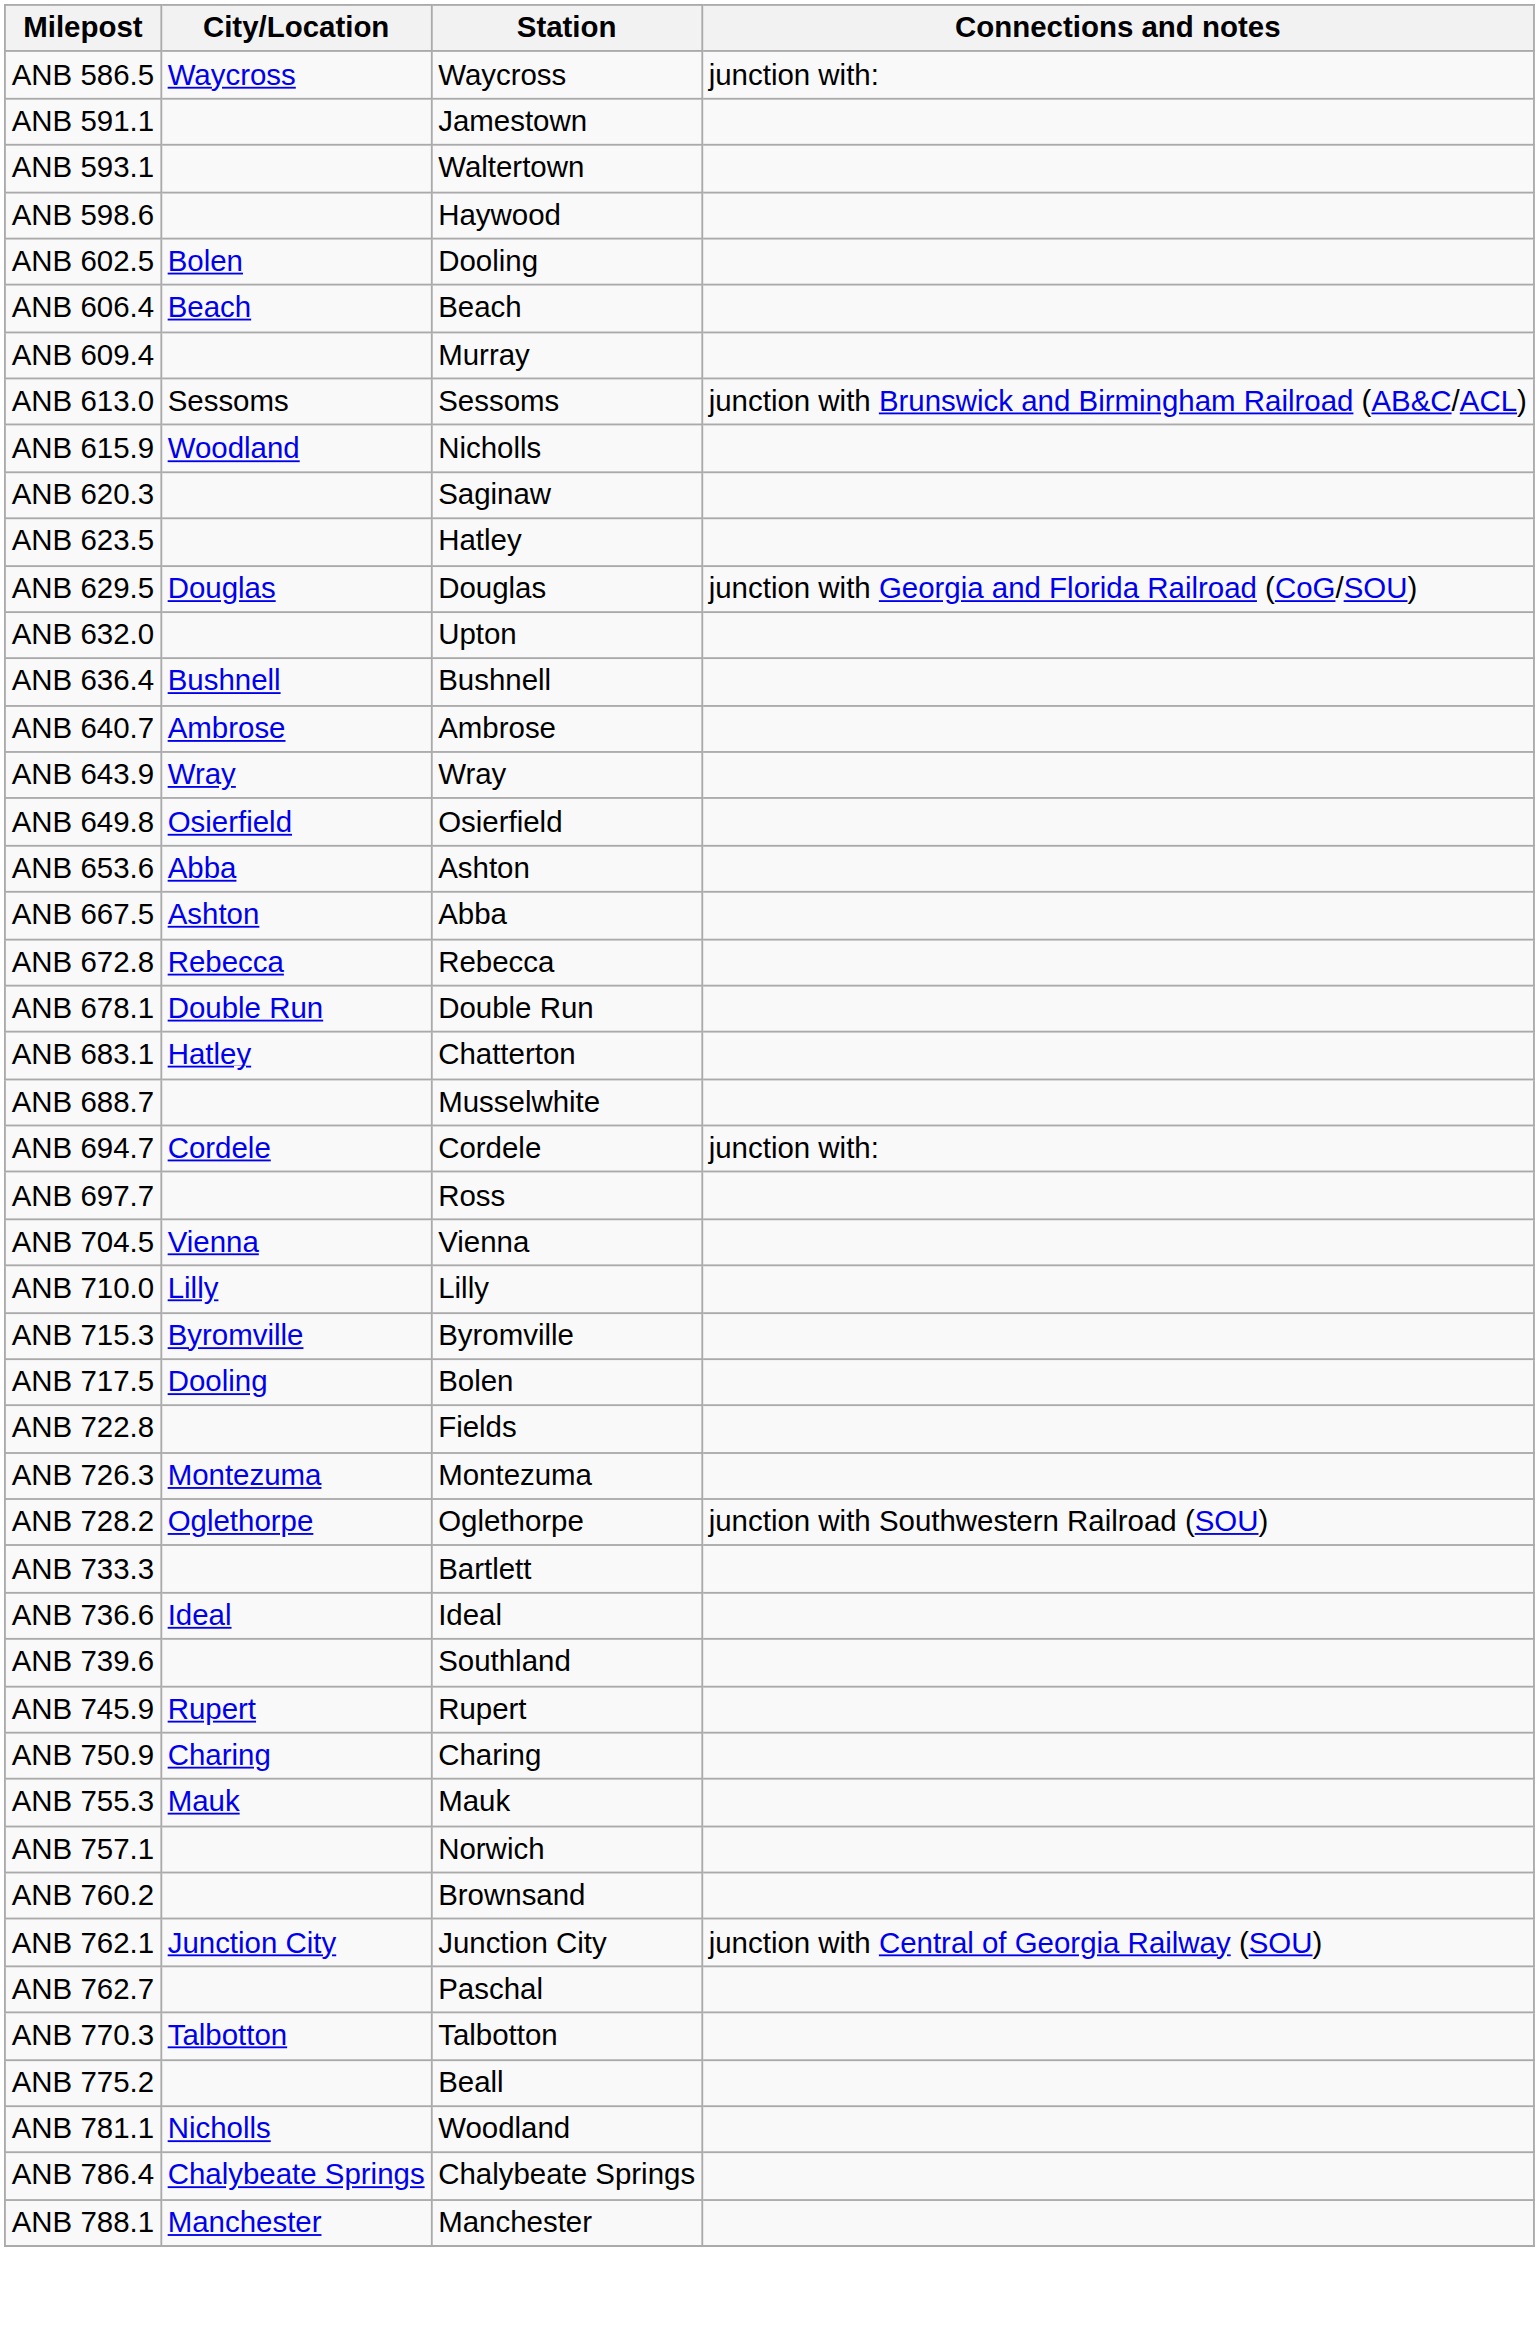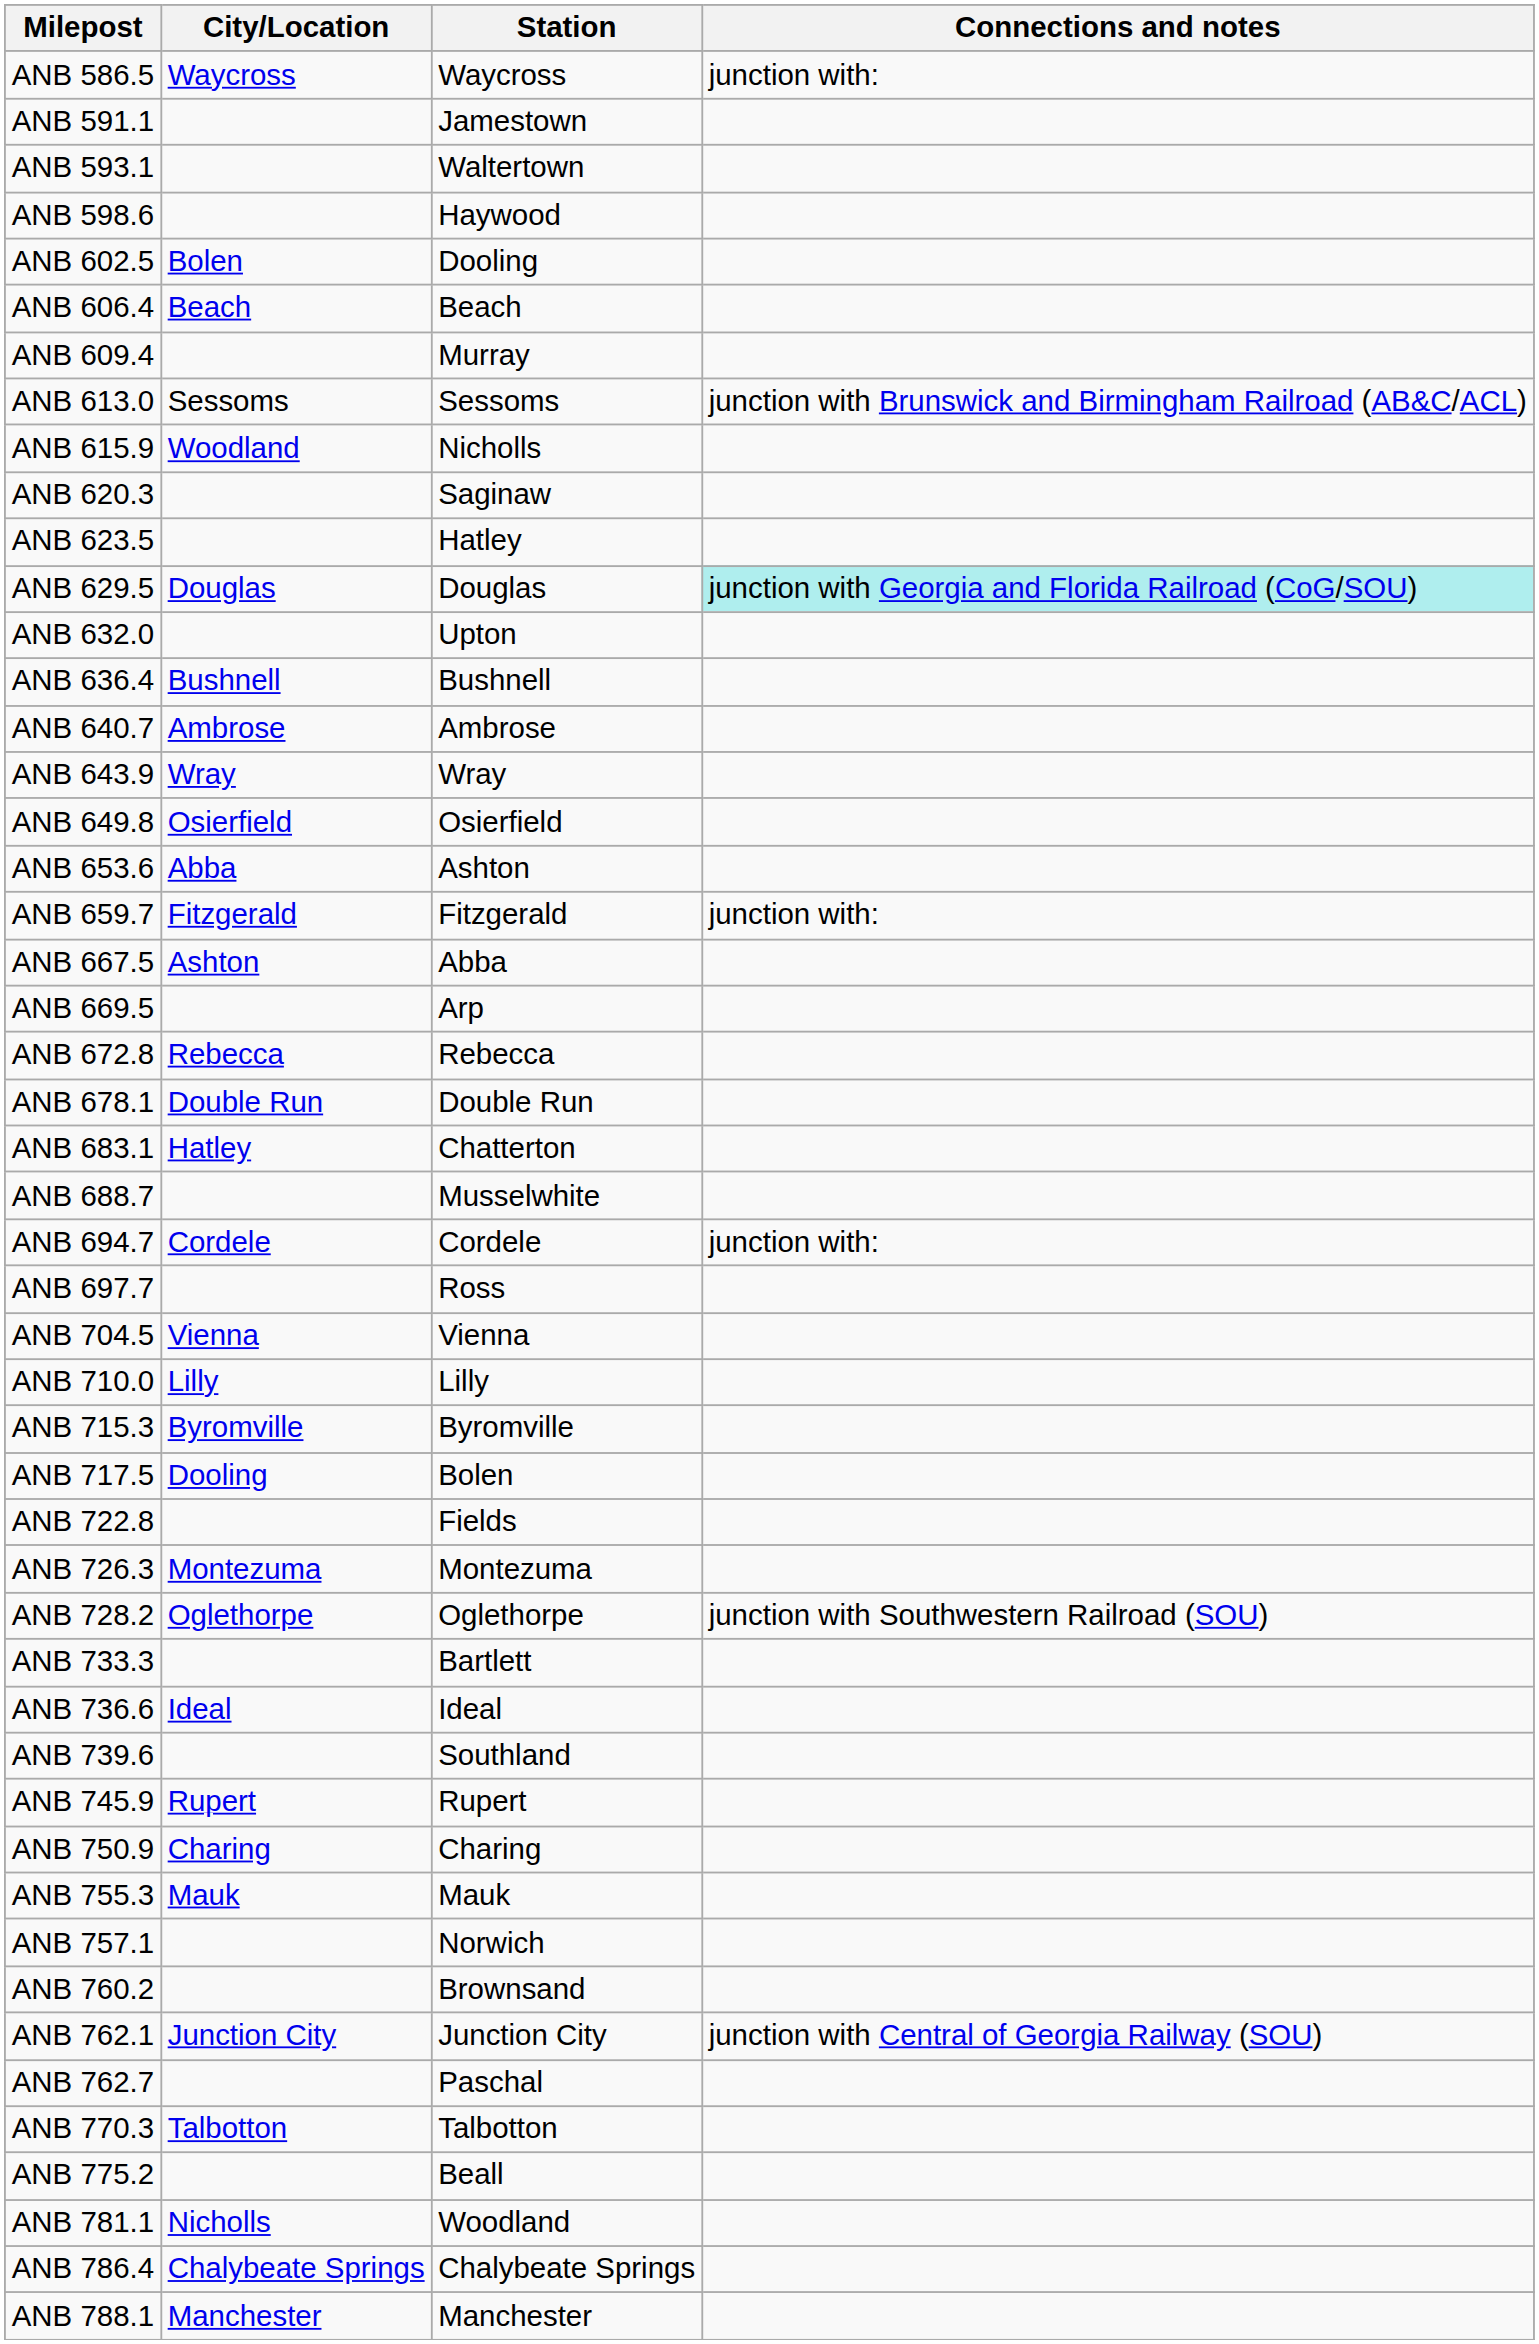(1063, 588) no background -> (1063, 588) paleturquoise background
+ row: (83, 914)
+ row: (83, 1008)
